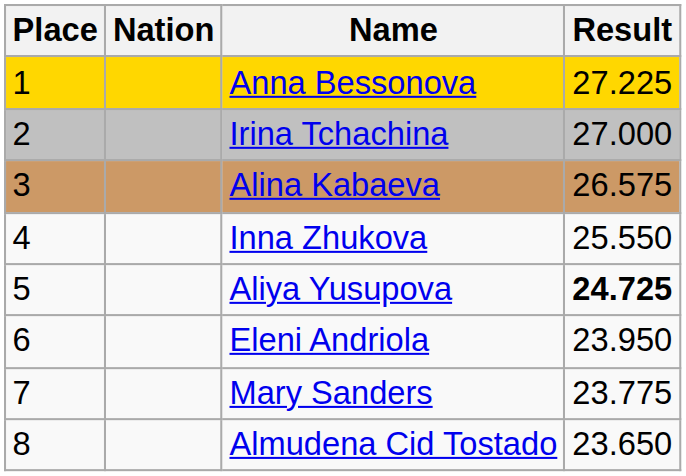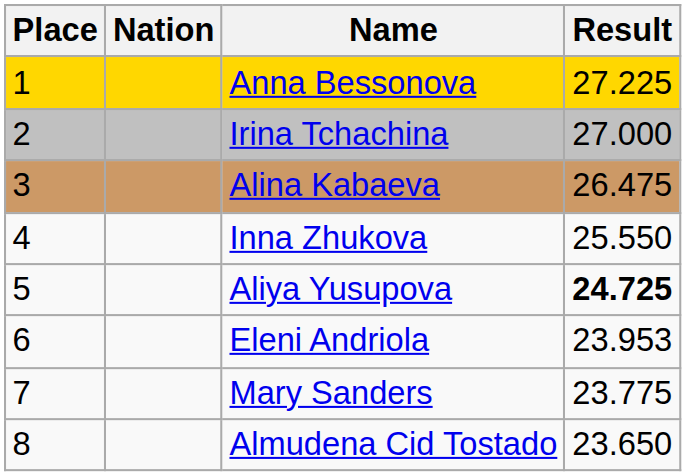(622, 185) 26.575 -> (622, 185) 26.475
(622, 340) 23.950 -> (622, 340) 23.953
